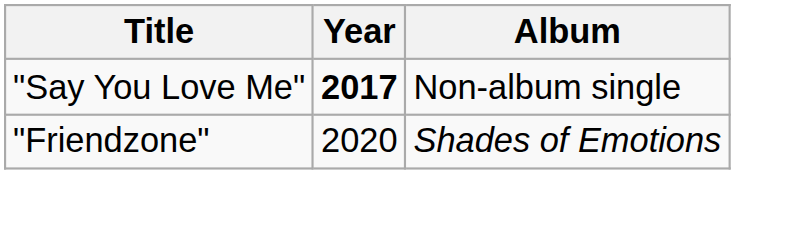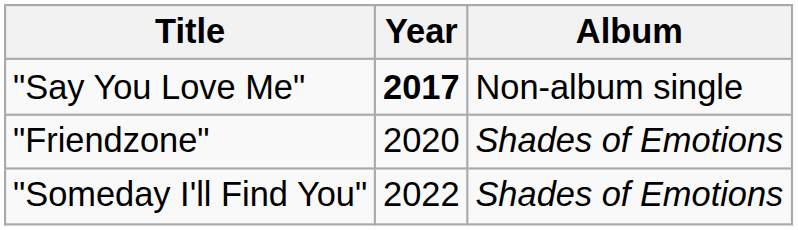+ row: (190, 195)
